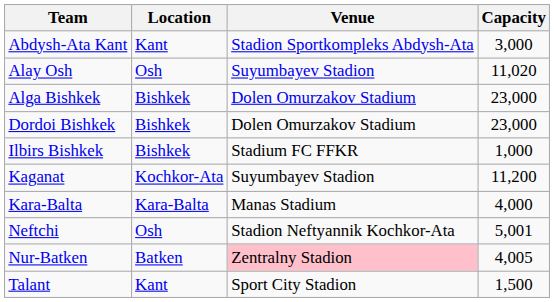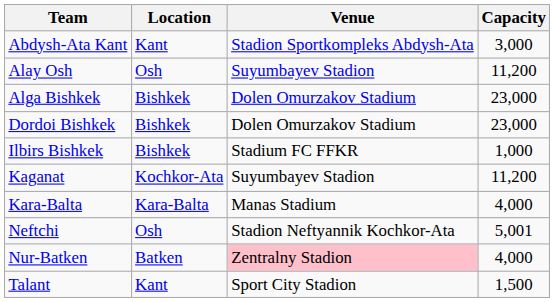(514, 71) 11,020 -> (514, 71) 11,200
(514, 257) 4,005 -> (514, 257) 4,000
